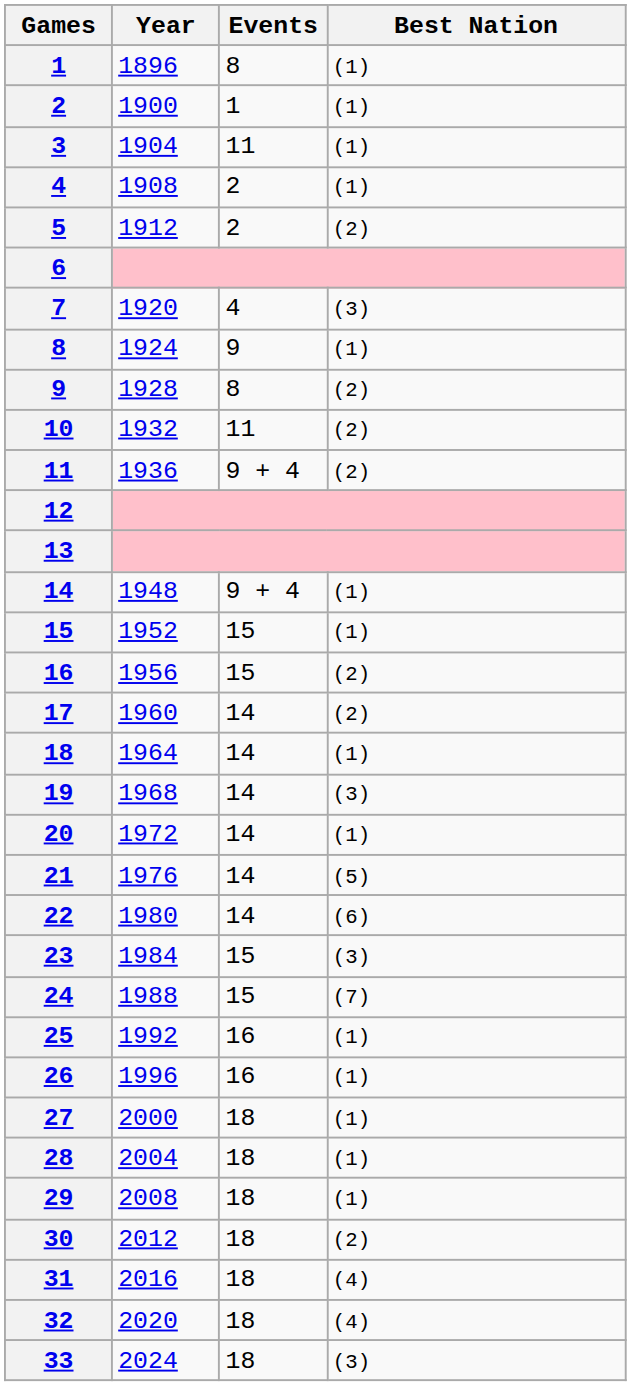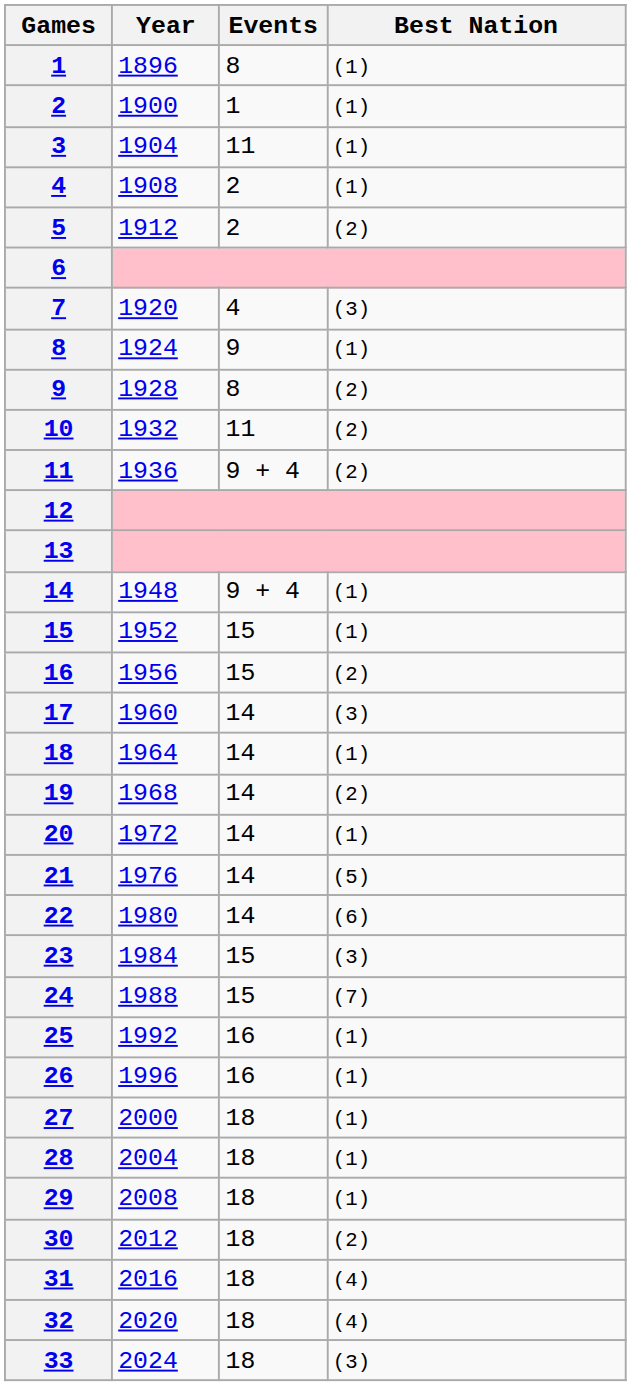(351, 714) (2) -> (351, 714) (3)
(351, 795) (3) -> (351, 795) (2)
